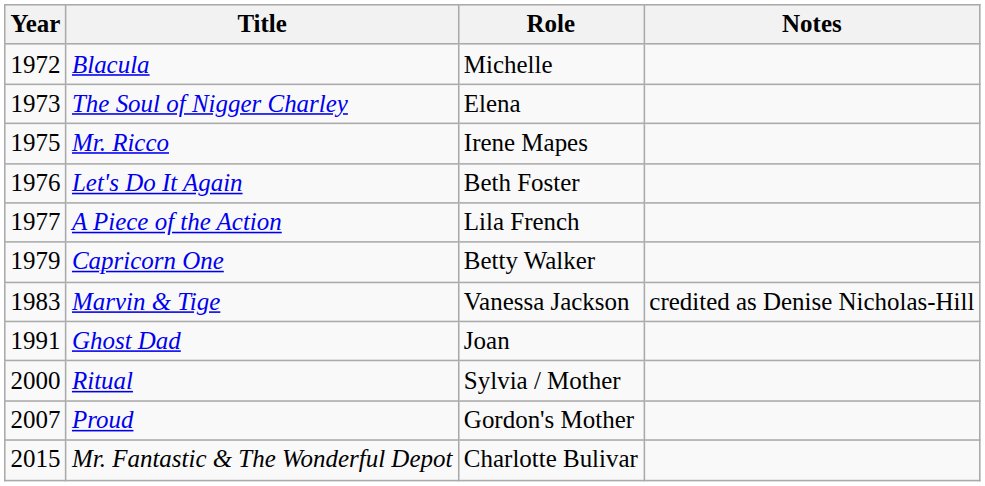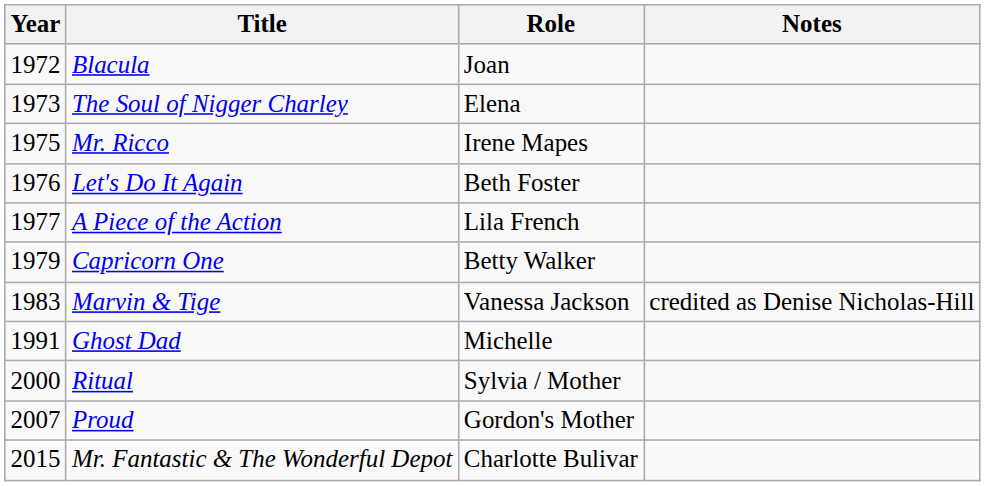(508, 63) Michelle -> (487, 63) Joan
(487, 340) Joan -> (508, 340) Michelle
